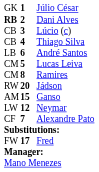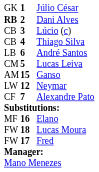- row: (52, 74)
- row: (49, 86)
+ row: (47, 119)
+ row: (61, 130)
